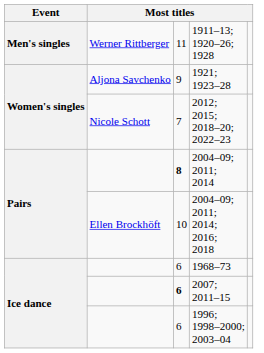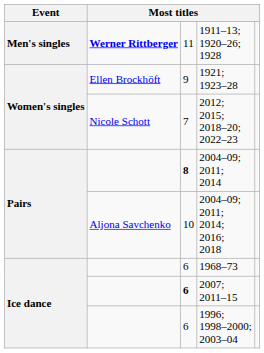(129, 43) normal -> (134, 43) bold
(130, 79) Aljona Savchenko -> (125, 79) Ellen Brockhöft
(125, 224) Ellen Brockhöft -> (130, 224) Aljona Savchenko
